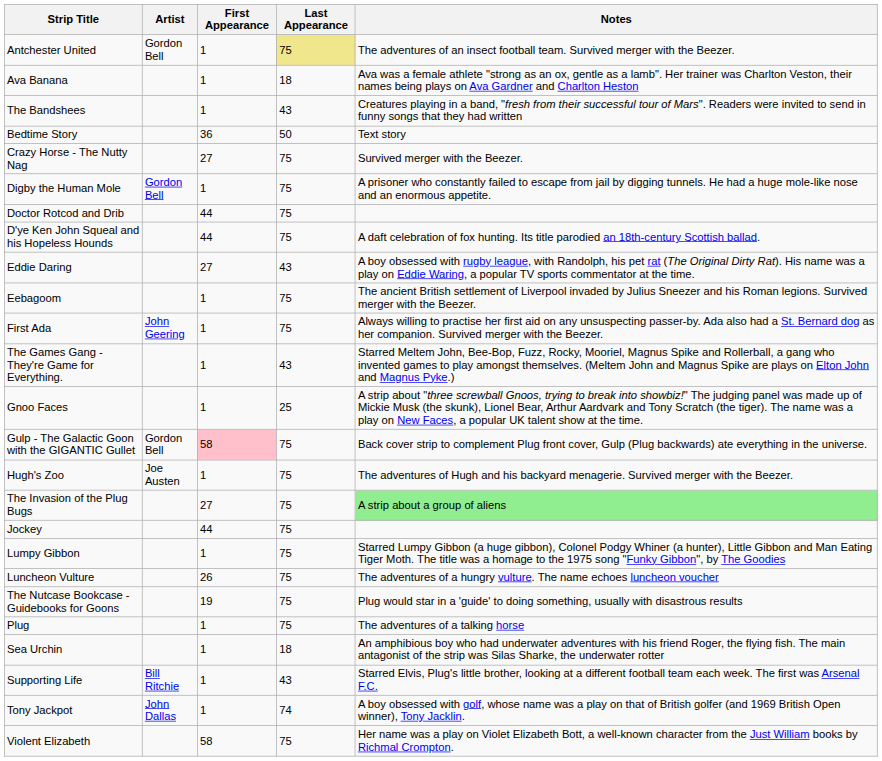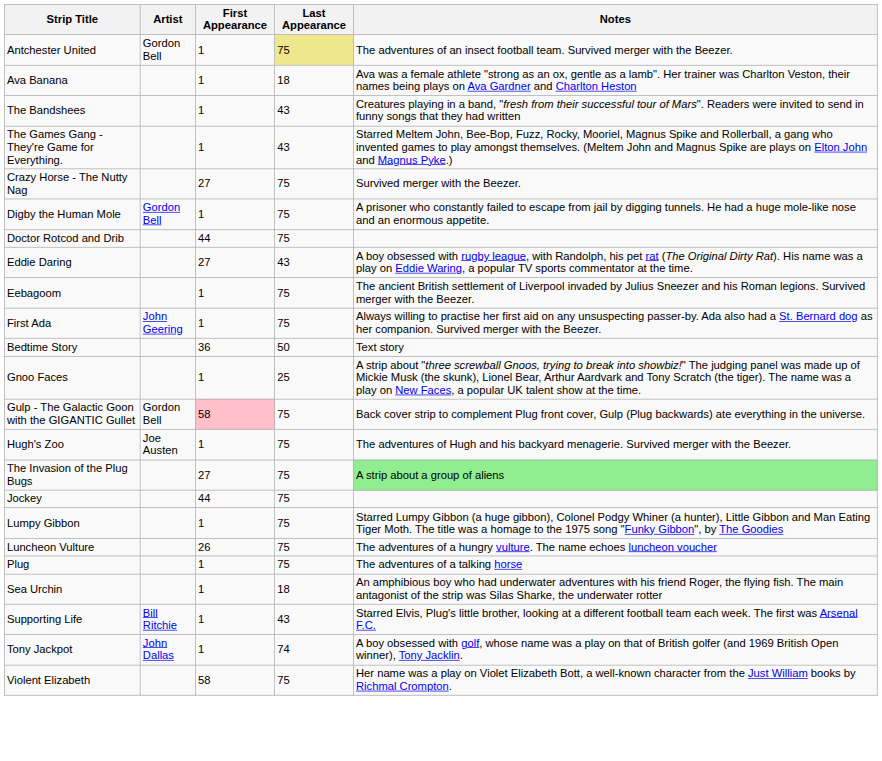rows swapped: (42, 134) <-> (55, 365)
- row: (73, 237)
- row: (68, 601)
